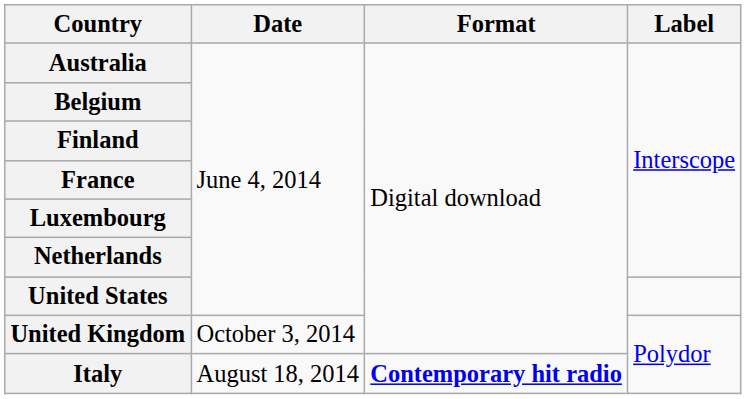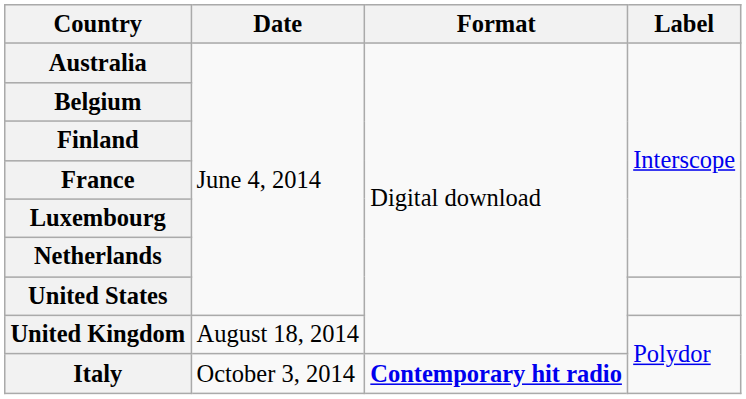(276, 334) October 3, 2014 -> (278, 334) August 18, 2014
(278, 373) August 18, 2014 -> (276, 373) October 3, 2014
